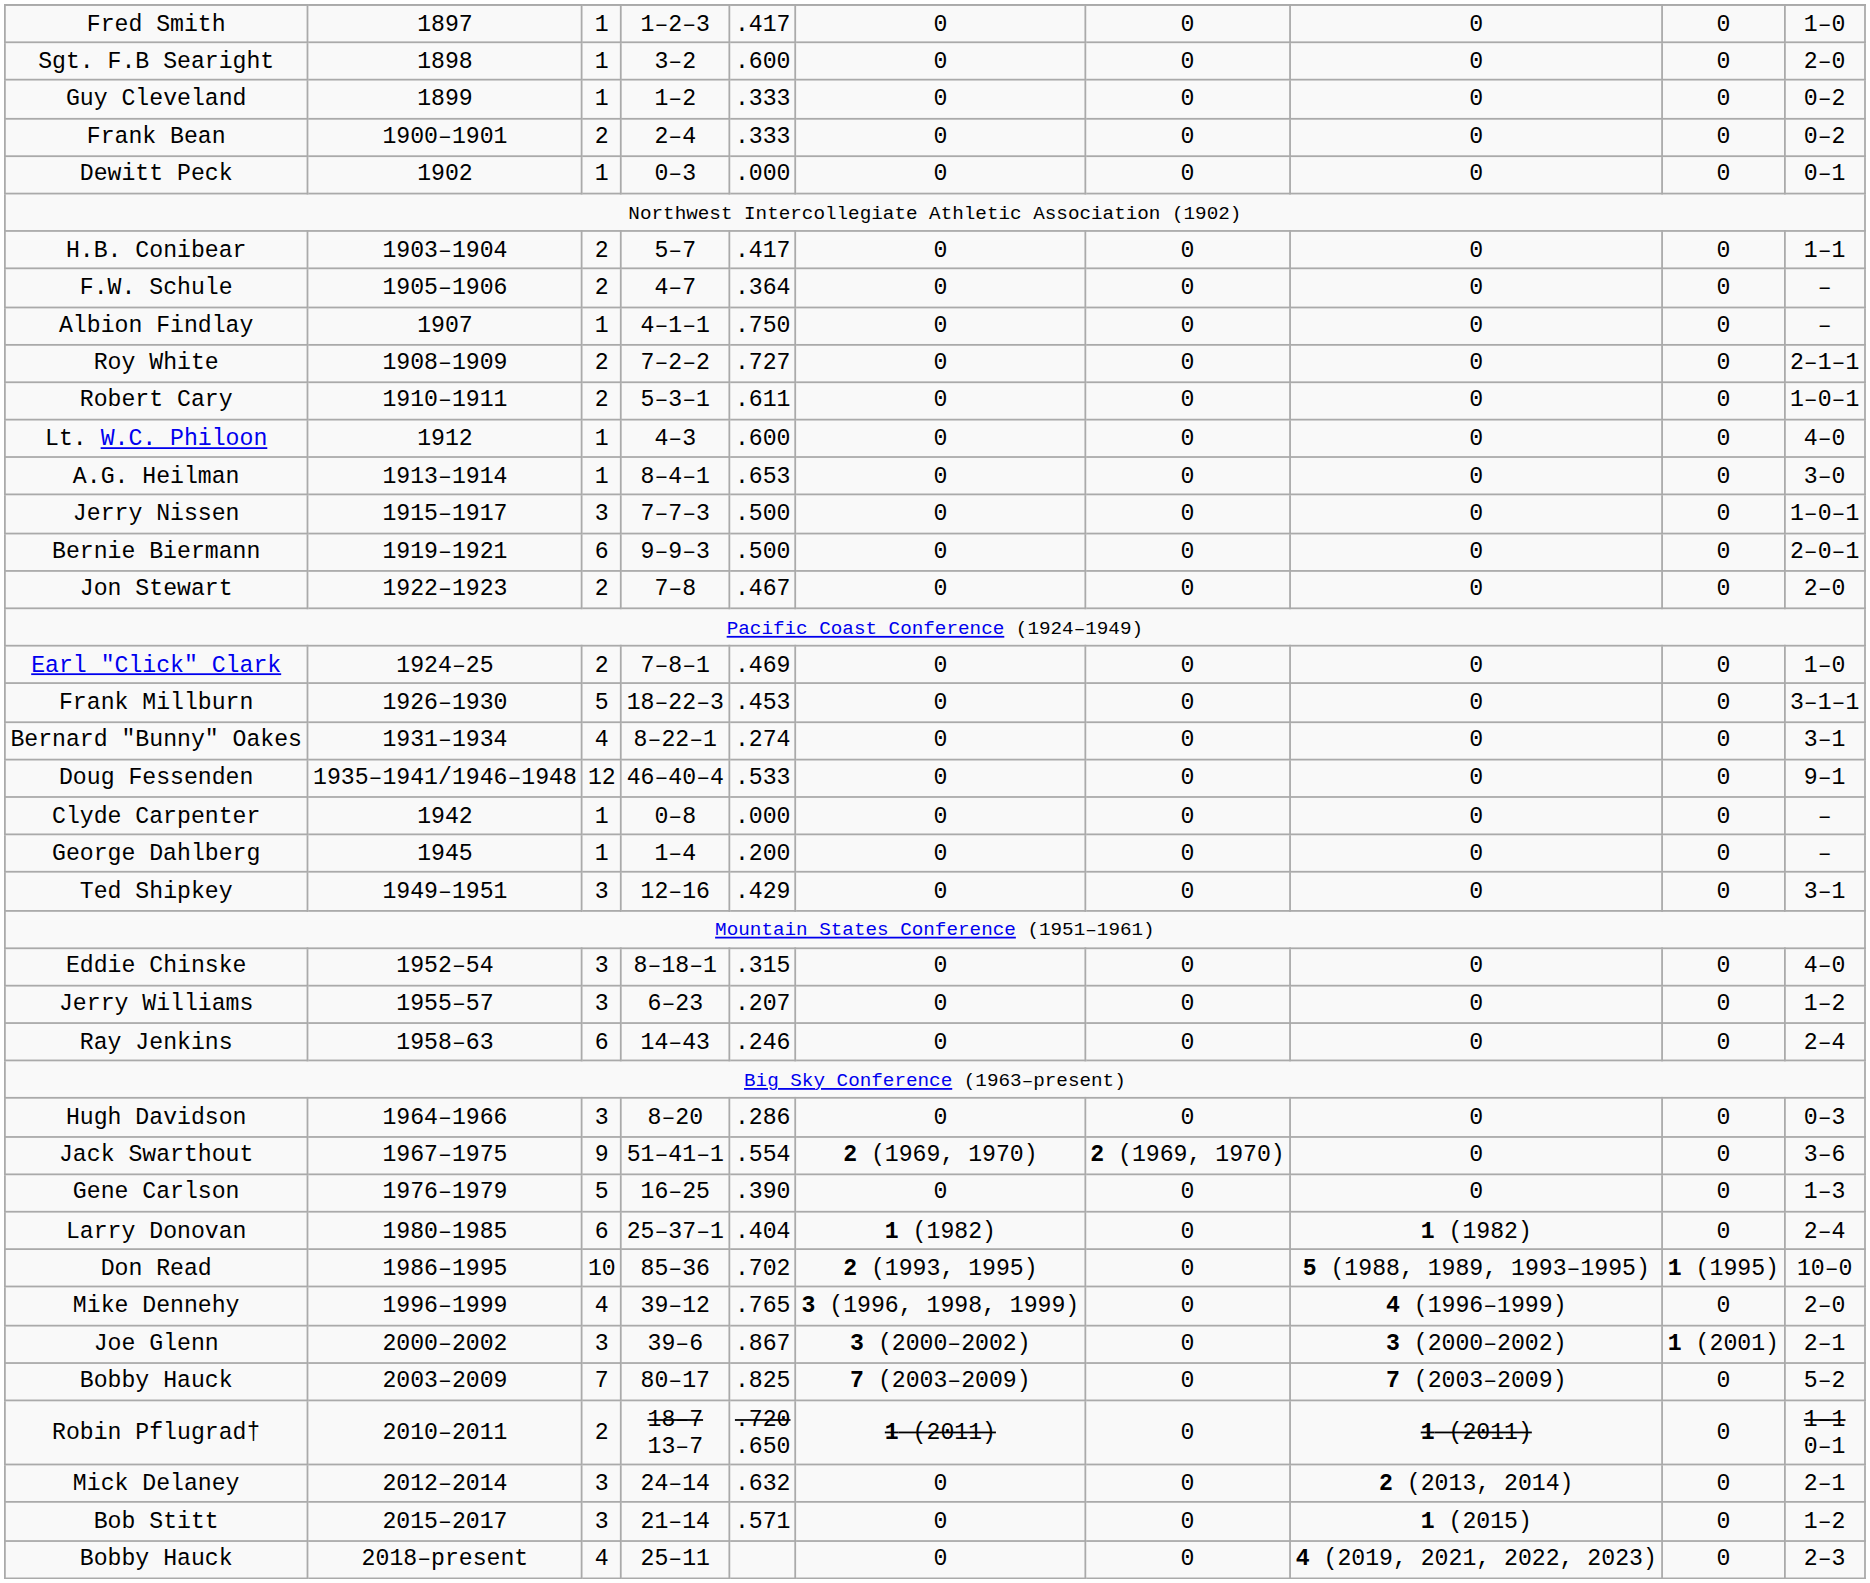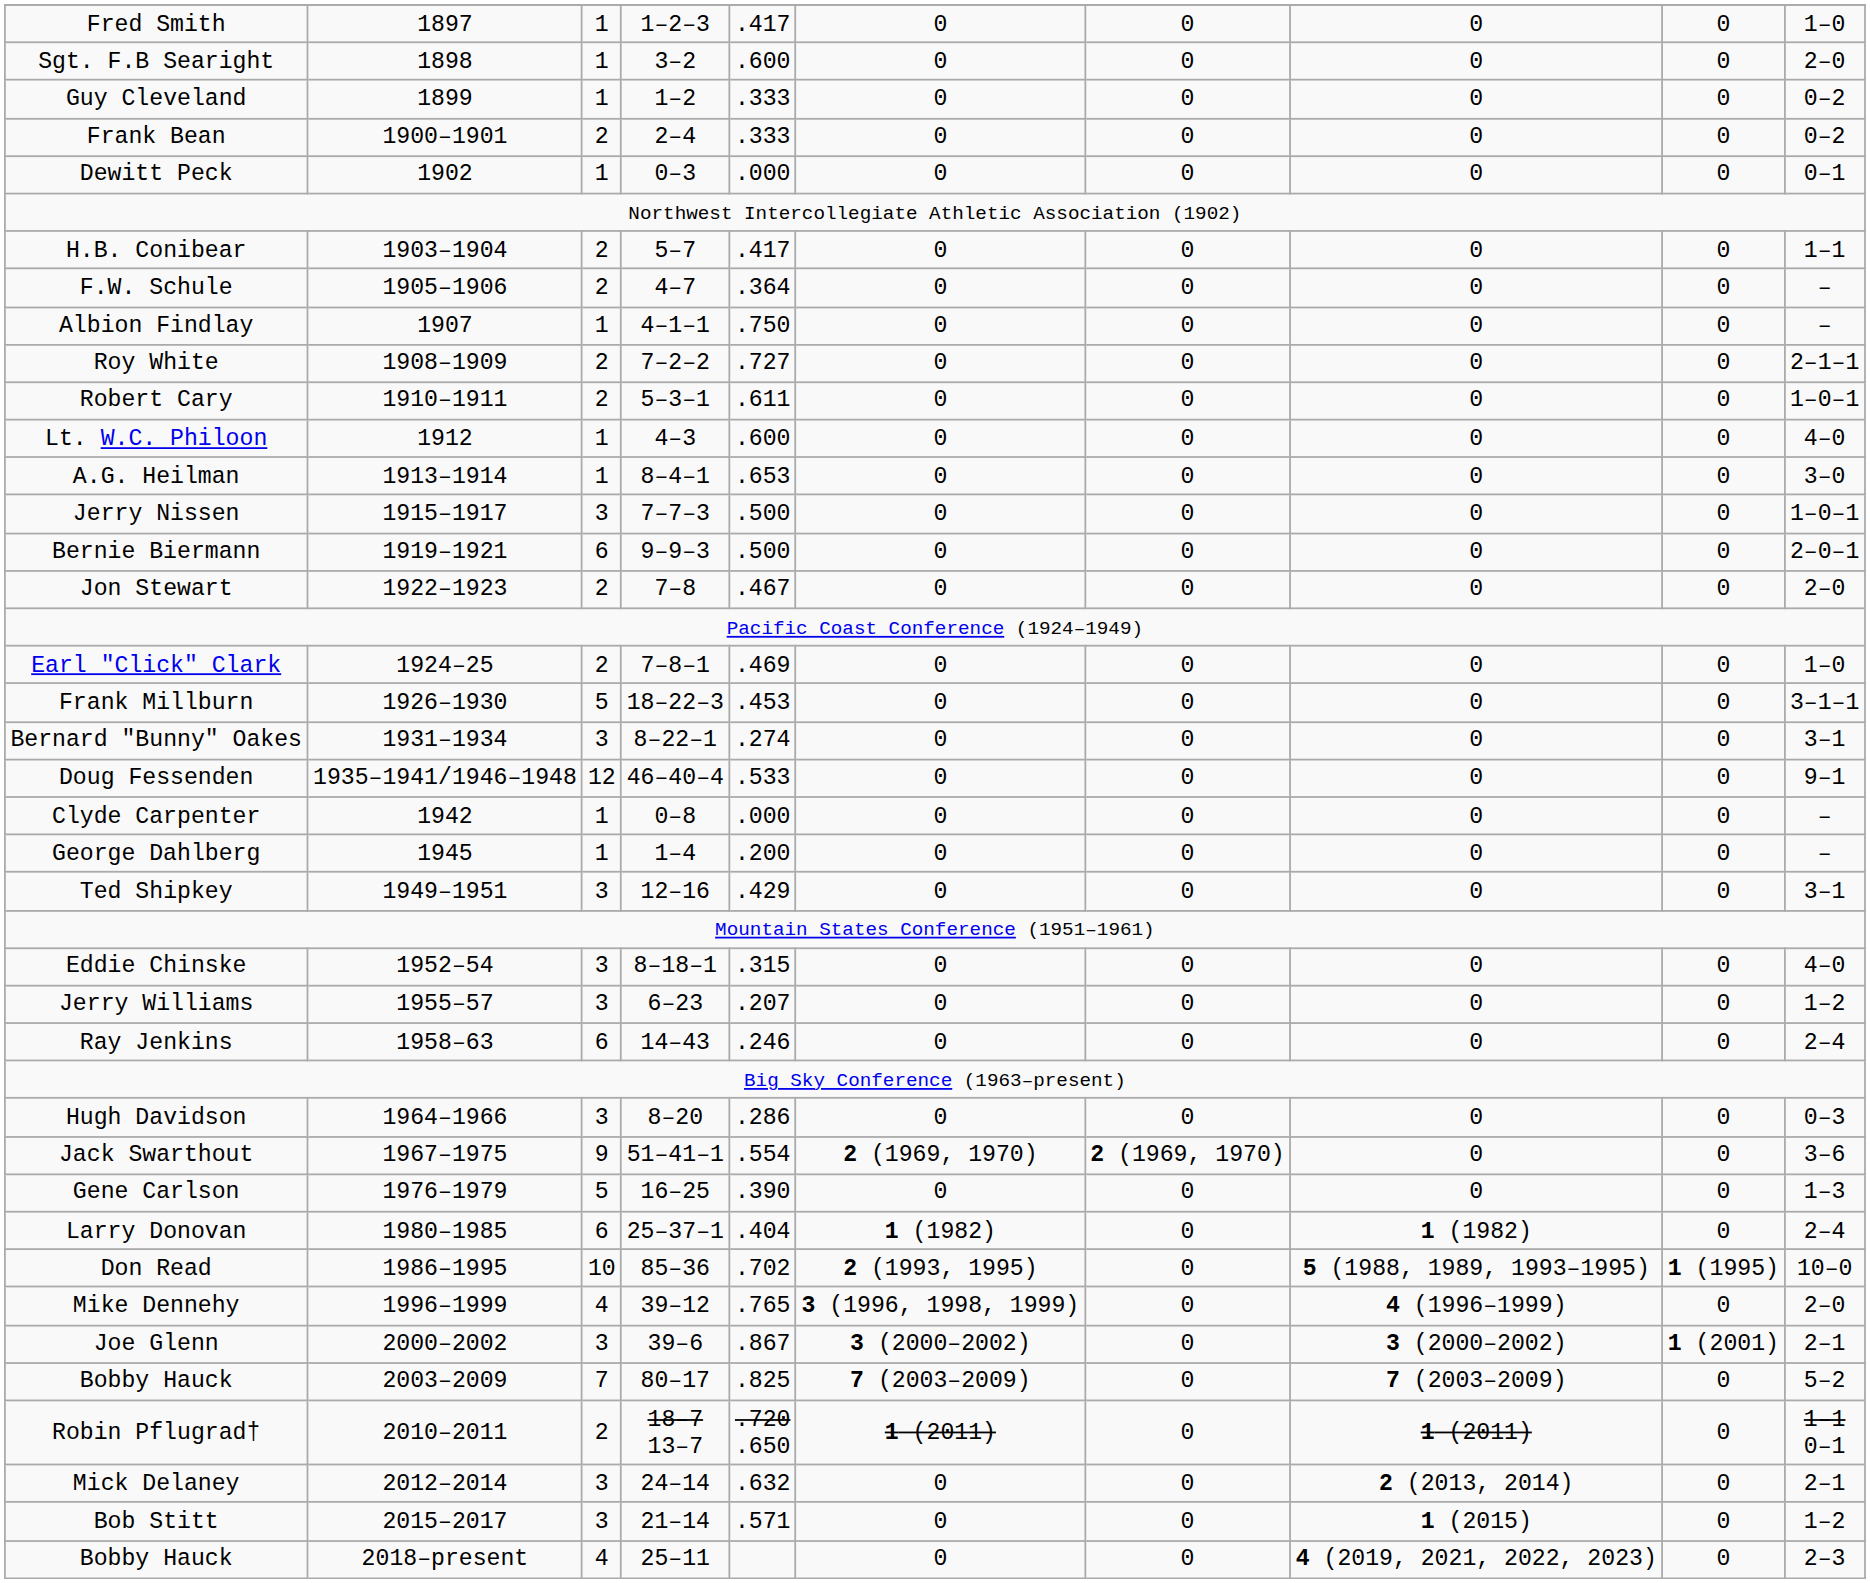(602, 740) 4 -> (602, 740) 3
